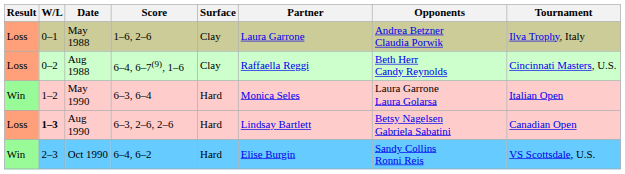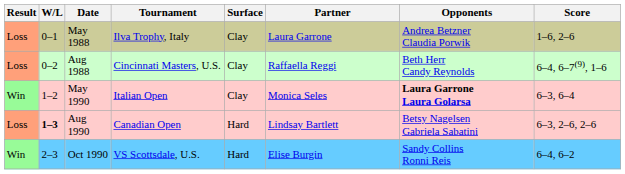columns swapped: (564, 13) <-> (154, 13)
(211, 95) Hard -> (238, 95) Clay
(407, 95) normal -> (438, 95) bold
